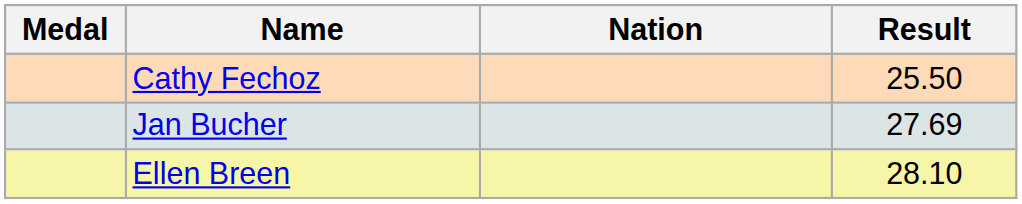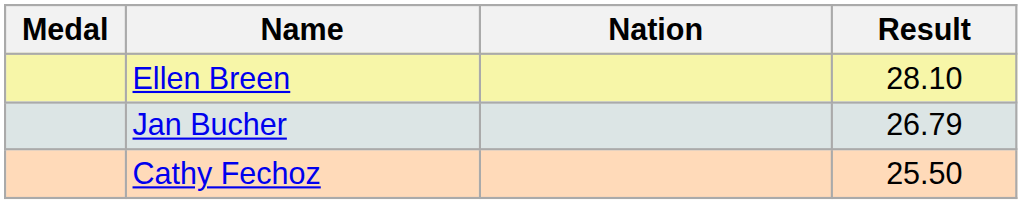rows swapped: (211, 174) <-> (227, 78)
(924, 126) 27.69 -> (924, 126) 26.79
